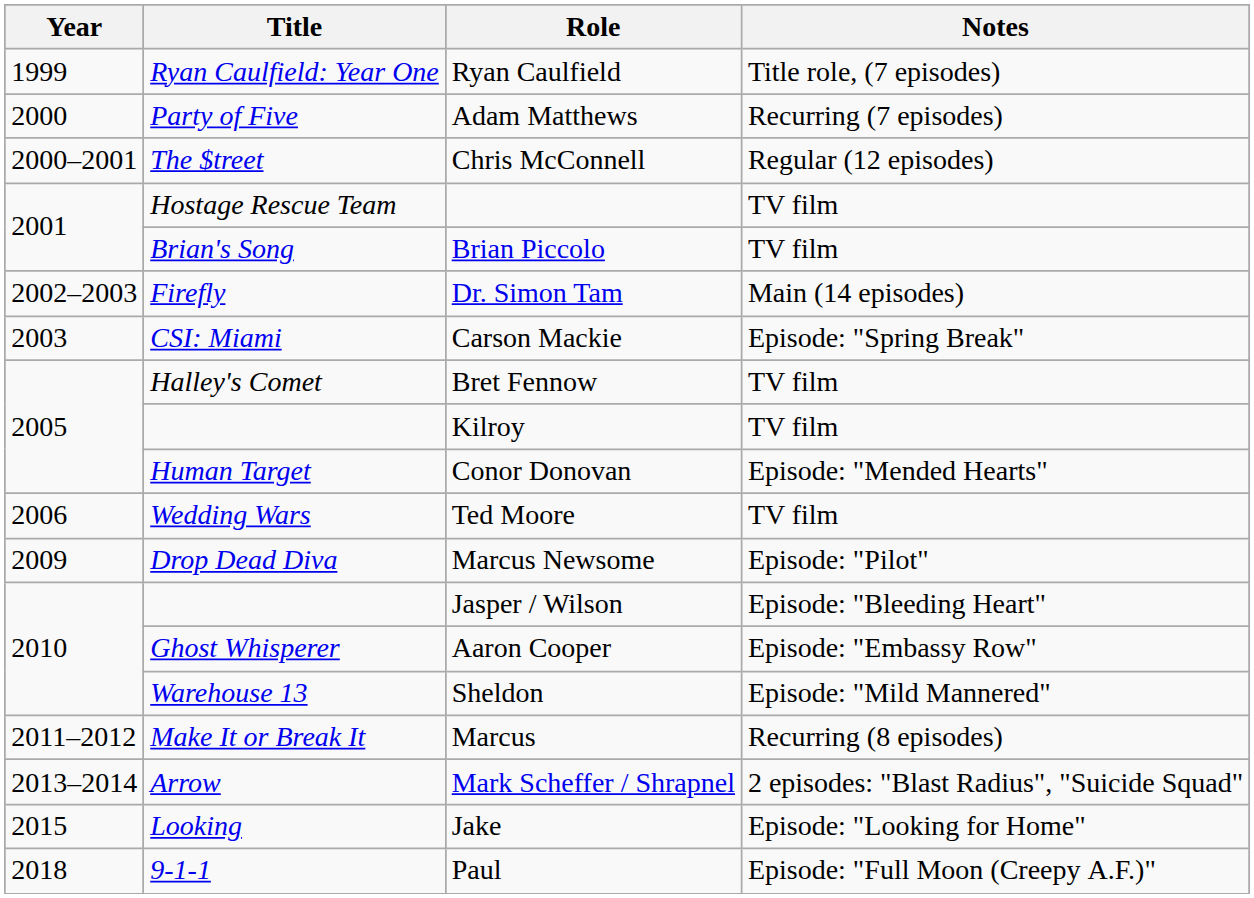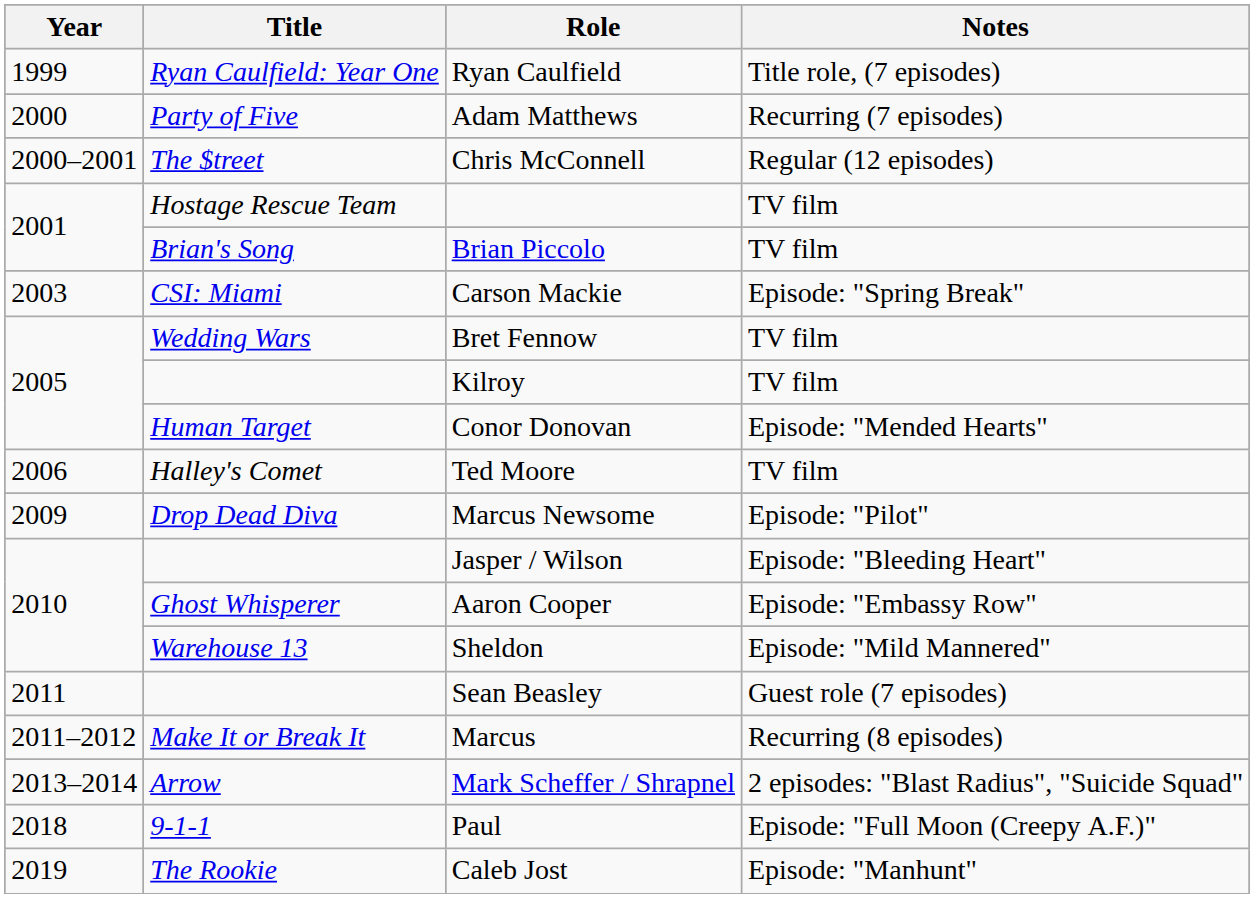- row: (537, 293)
(236, 381) Halley's Comet -> (230, 337) Wedding Wars
(230, 515) Wedding Wars -> (236, 470) Halley's Comet
+ row: (527, 692)
- row: (477, 826)
+ row: (510, 870)
